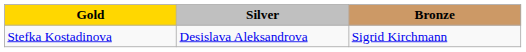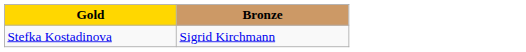- column: (263, 15)
